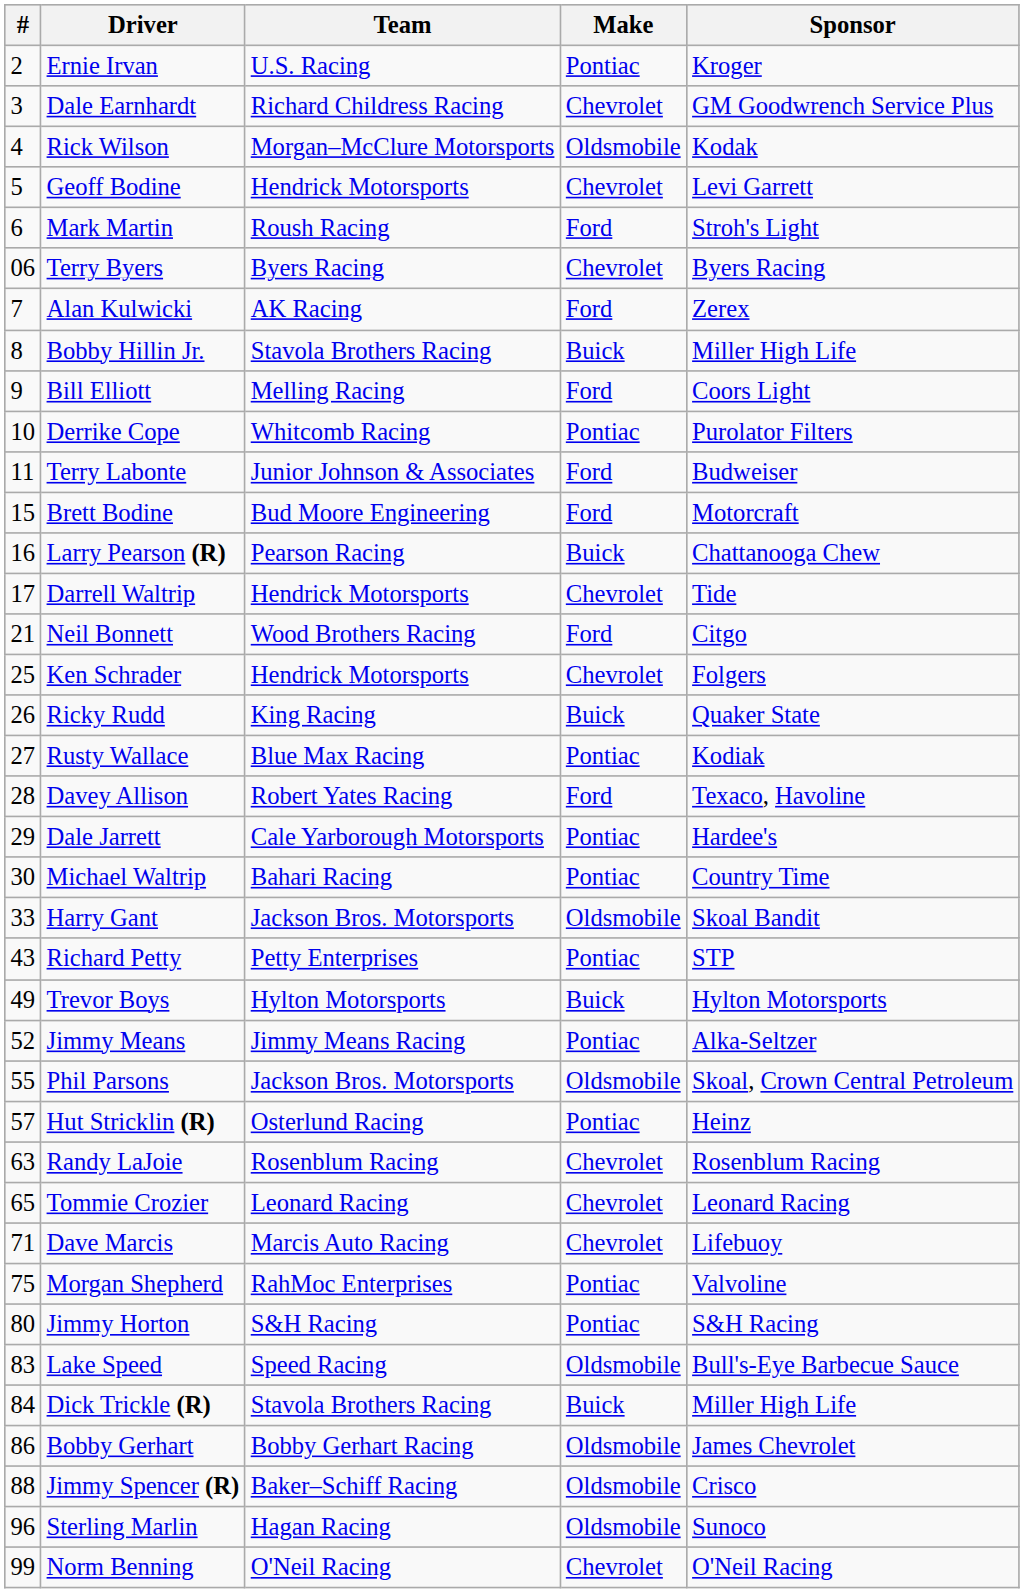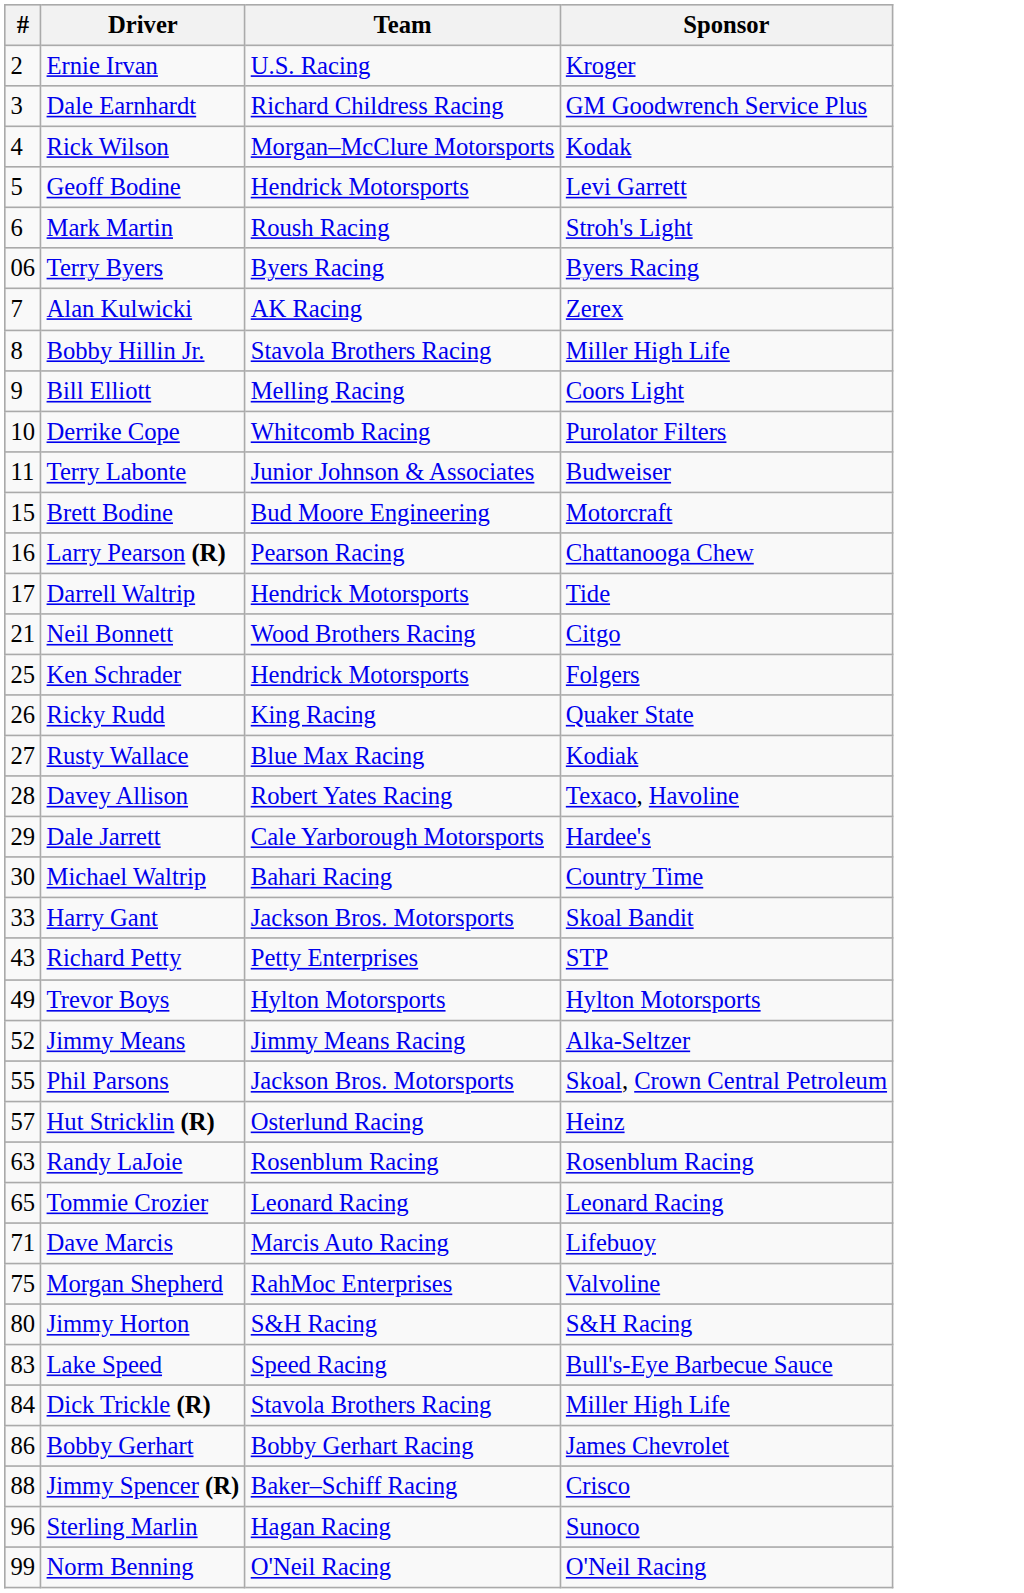- column: (623, 24)
